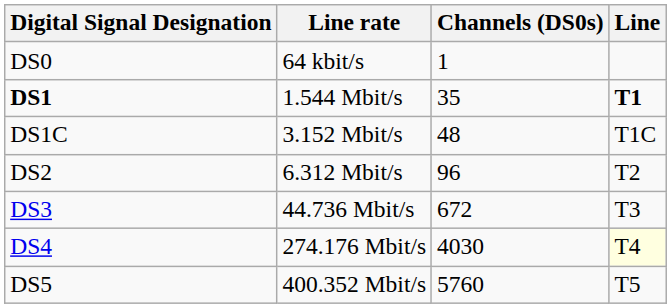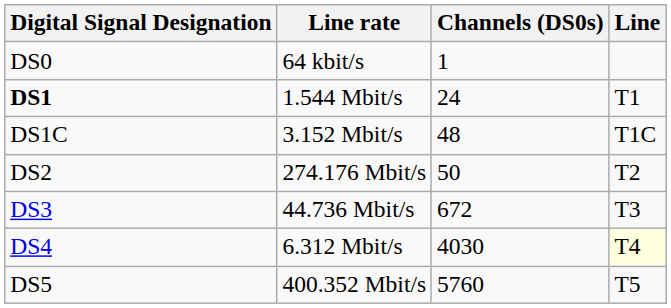(449, 97) 35 -> (449, 97) 24
(628, 97) bold -> (628, 97) normal
(343, 172) 6.312 Mbit/s -> (354, 172) 274.176 Mbit/s
(449, 172) 96 -> (449, 172) 50
(354, 246) 274.176 Mbit/s -> (343, 246) 6.312 Mbit/s
